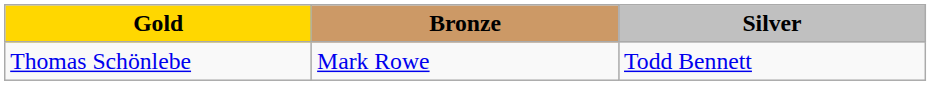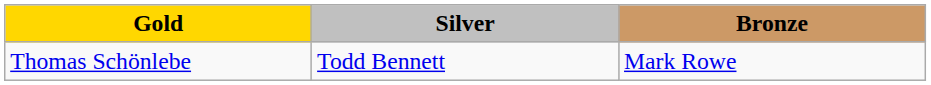columns swapped: (772, 23) <-> (465, 23)
